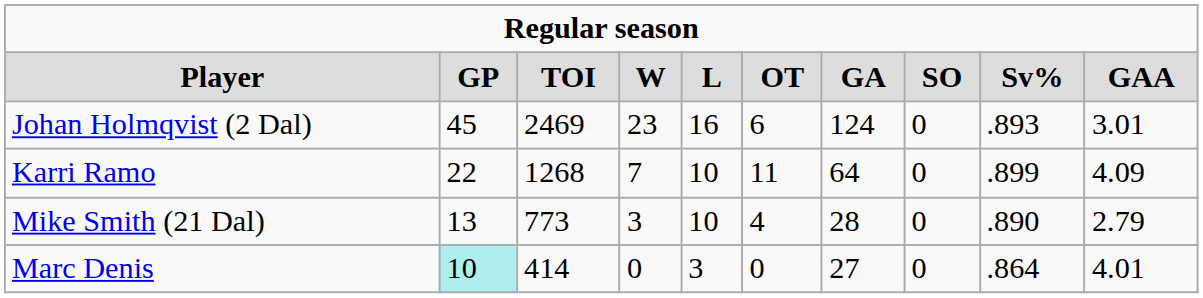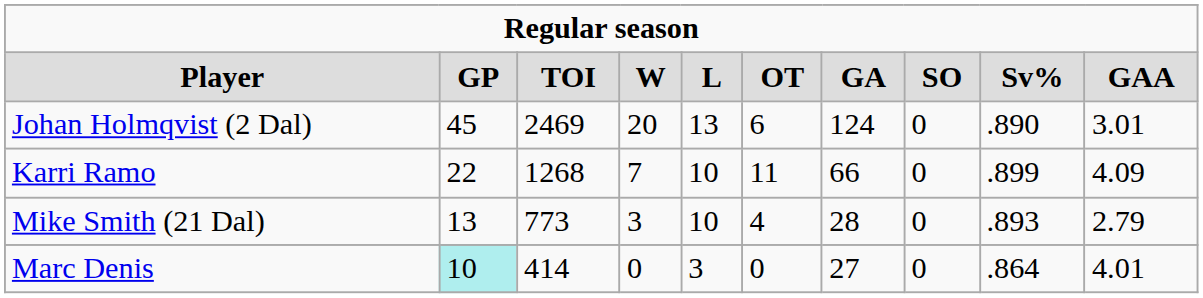(642, 124) 23 -> (642, 124) 20
(703, 124) 16 -> (703, 124) 13
(1013, 124) .893 -> (1013, 124) .890
(844, 172) 64 -> (844, 172) 66
(1013, 220) .890 -> (1013, 220) .893
